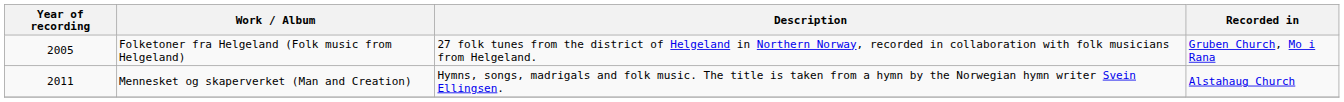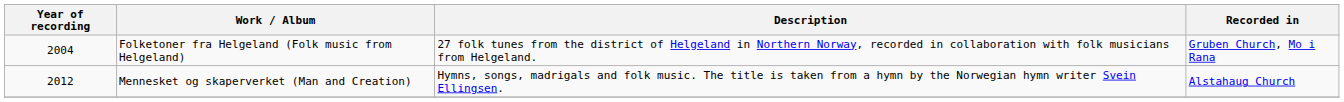(60, 51) 2005 -> (60, 51) 2004
(60, 81) 2011 -> (60, 81) 2012
